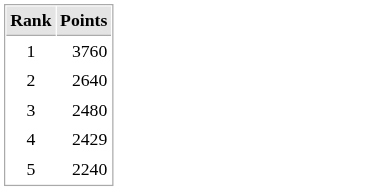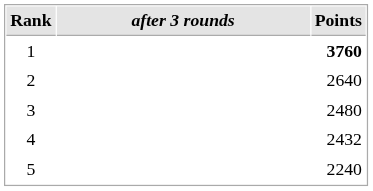+ column: (183, 20)
(90, 51) normal -> (344, 51) bold
(90, 139) 2429 -> (344, 139) 2432
